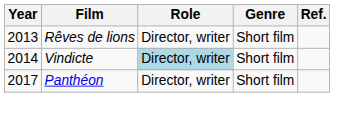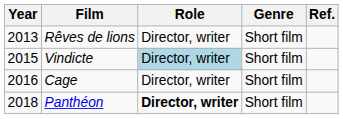(23, 59) 2014 -> (23, 59) 2015
+ row: (61, 80)
(23, 80) 2017 -> (23, 102) 2018
(186, 80) normal -> (190, 102) bold
